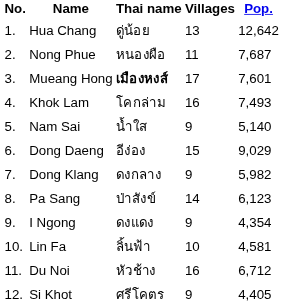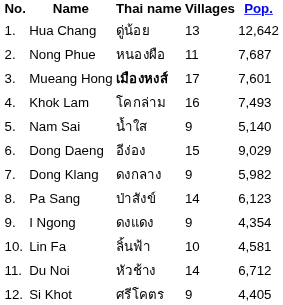(192, 270) 16 -> (192, 270) 14
